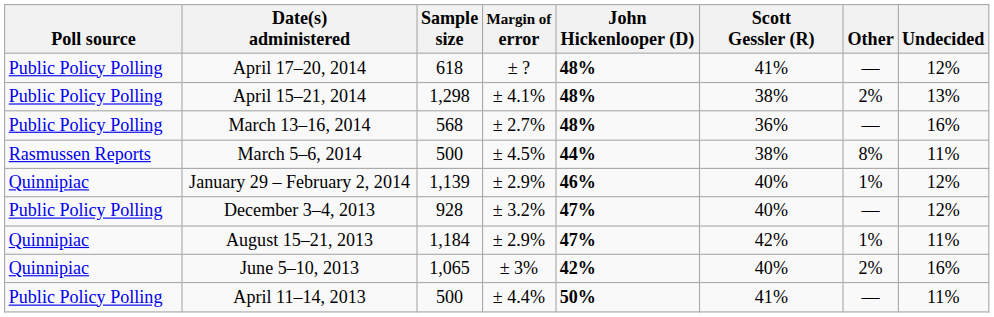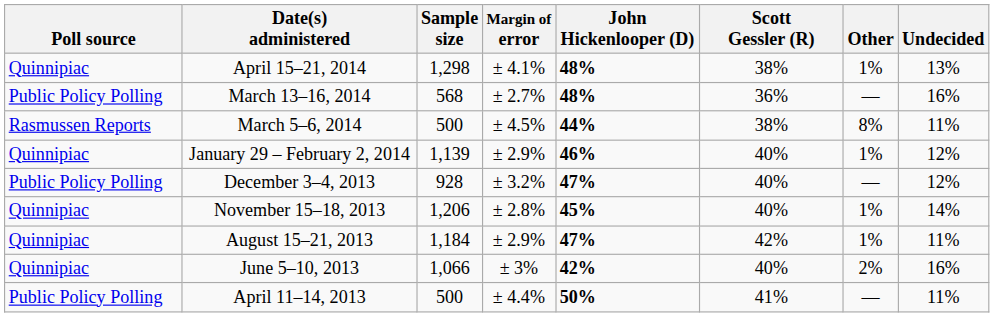- row: (300, 67)
(86, 96) Public Policy Polling -> (49, 67) Quinnipiac
(871, 96) 2% -> (871, 67) 1%
+ row: (300, 211)
(450, 268) 1,065 -> (450, 268) 1,066
